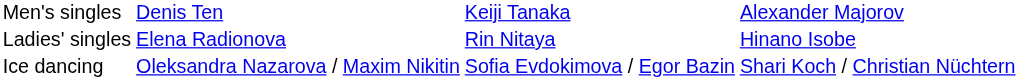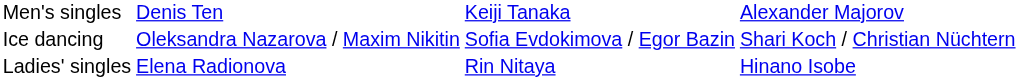rows swapped: (67, 39) <-> (53, 66)
